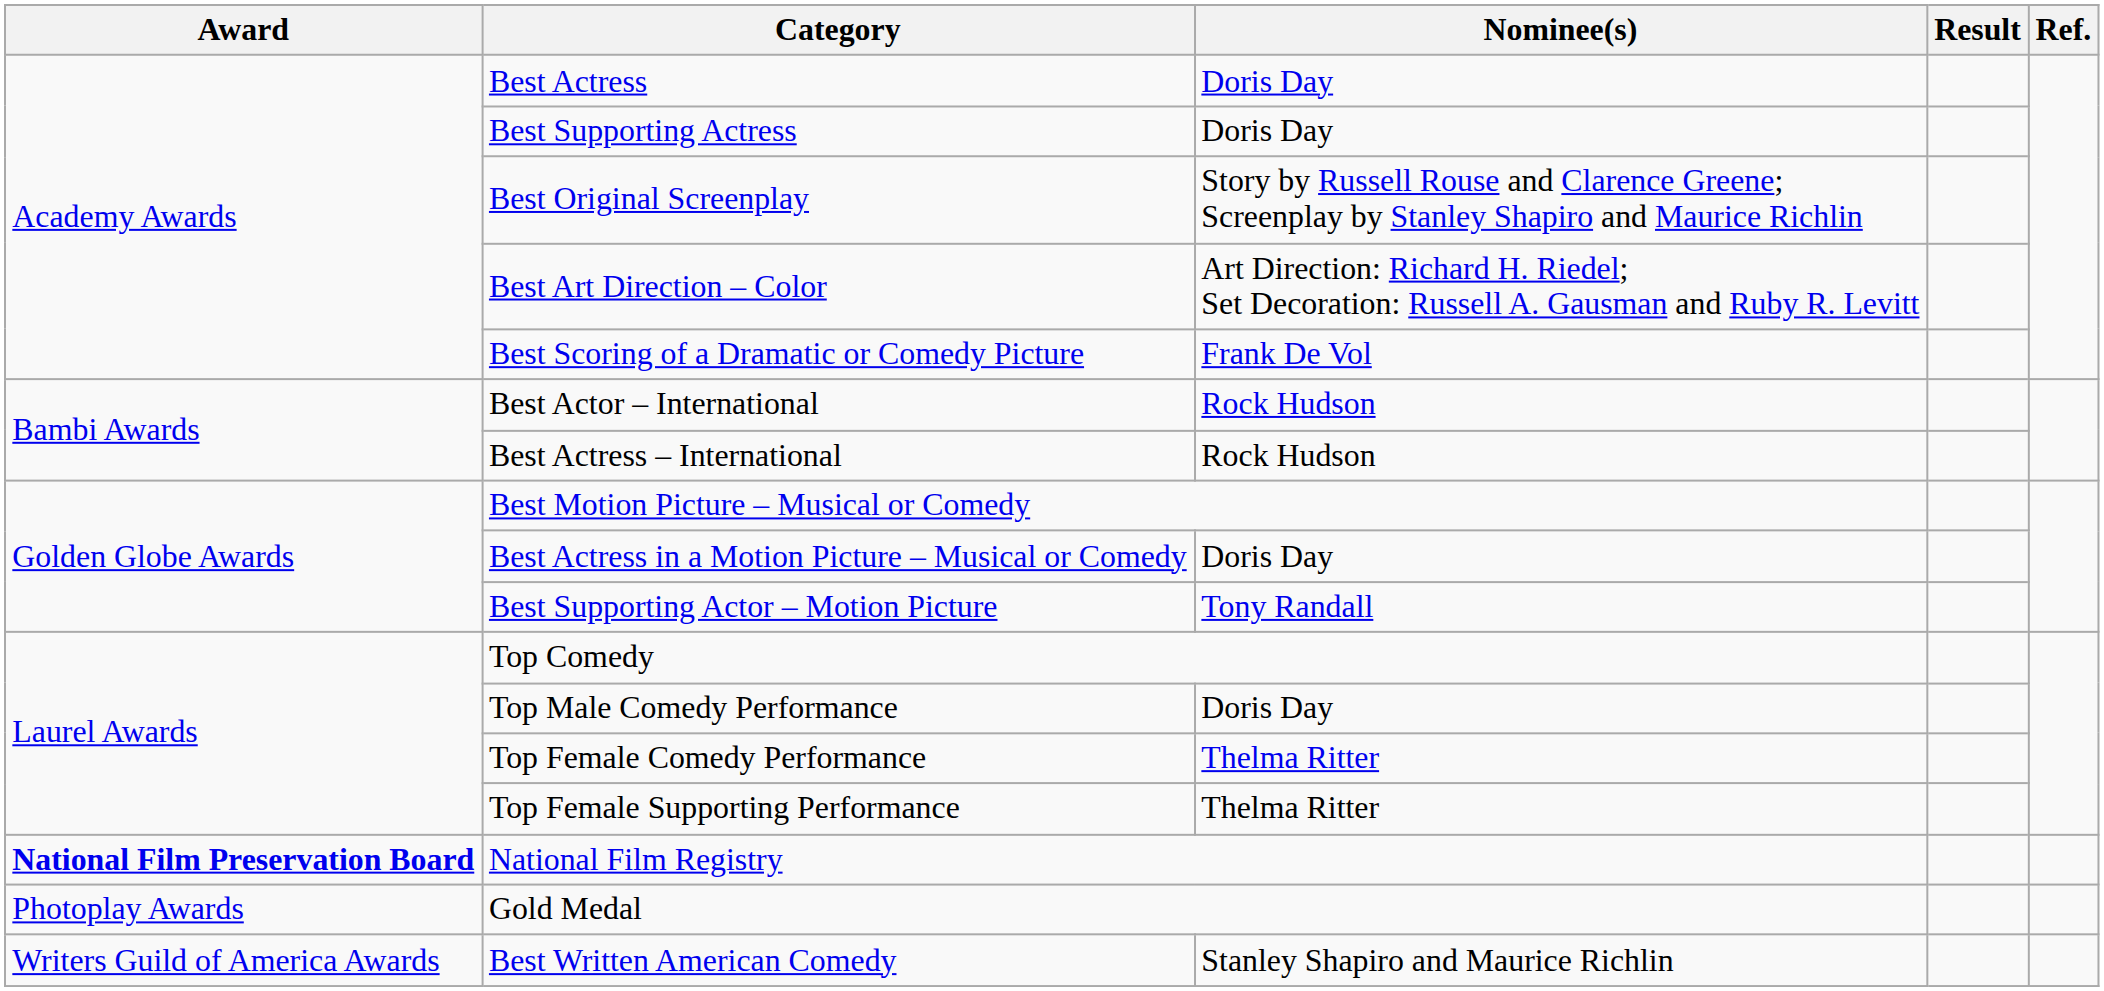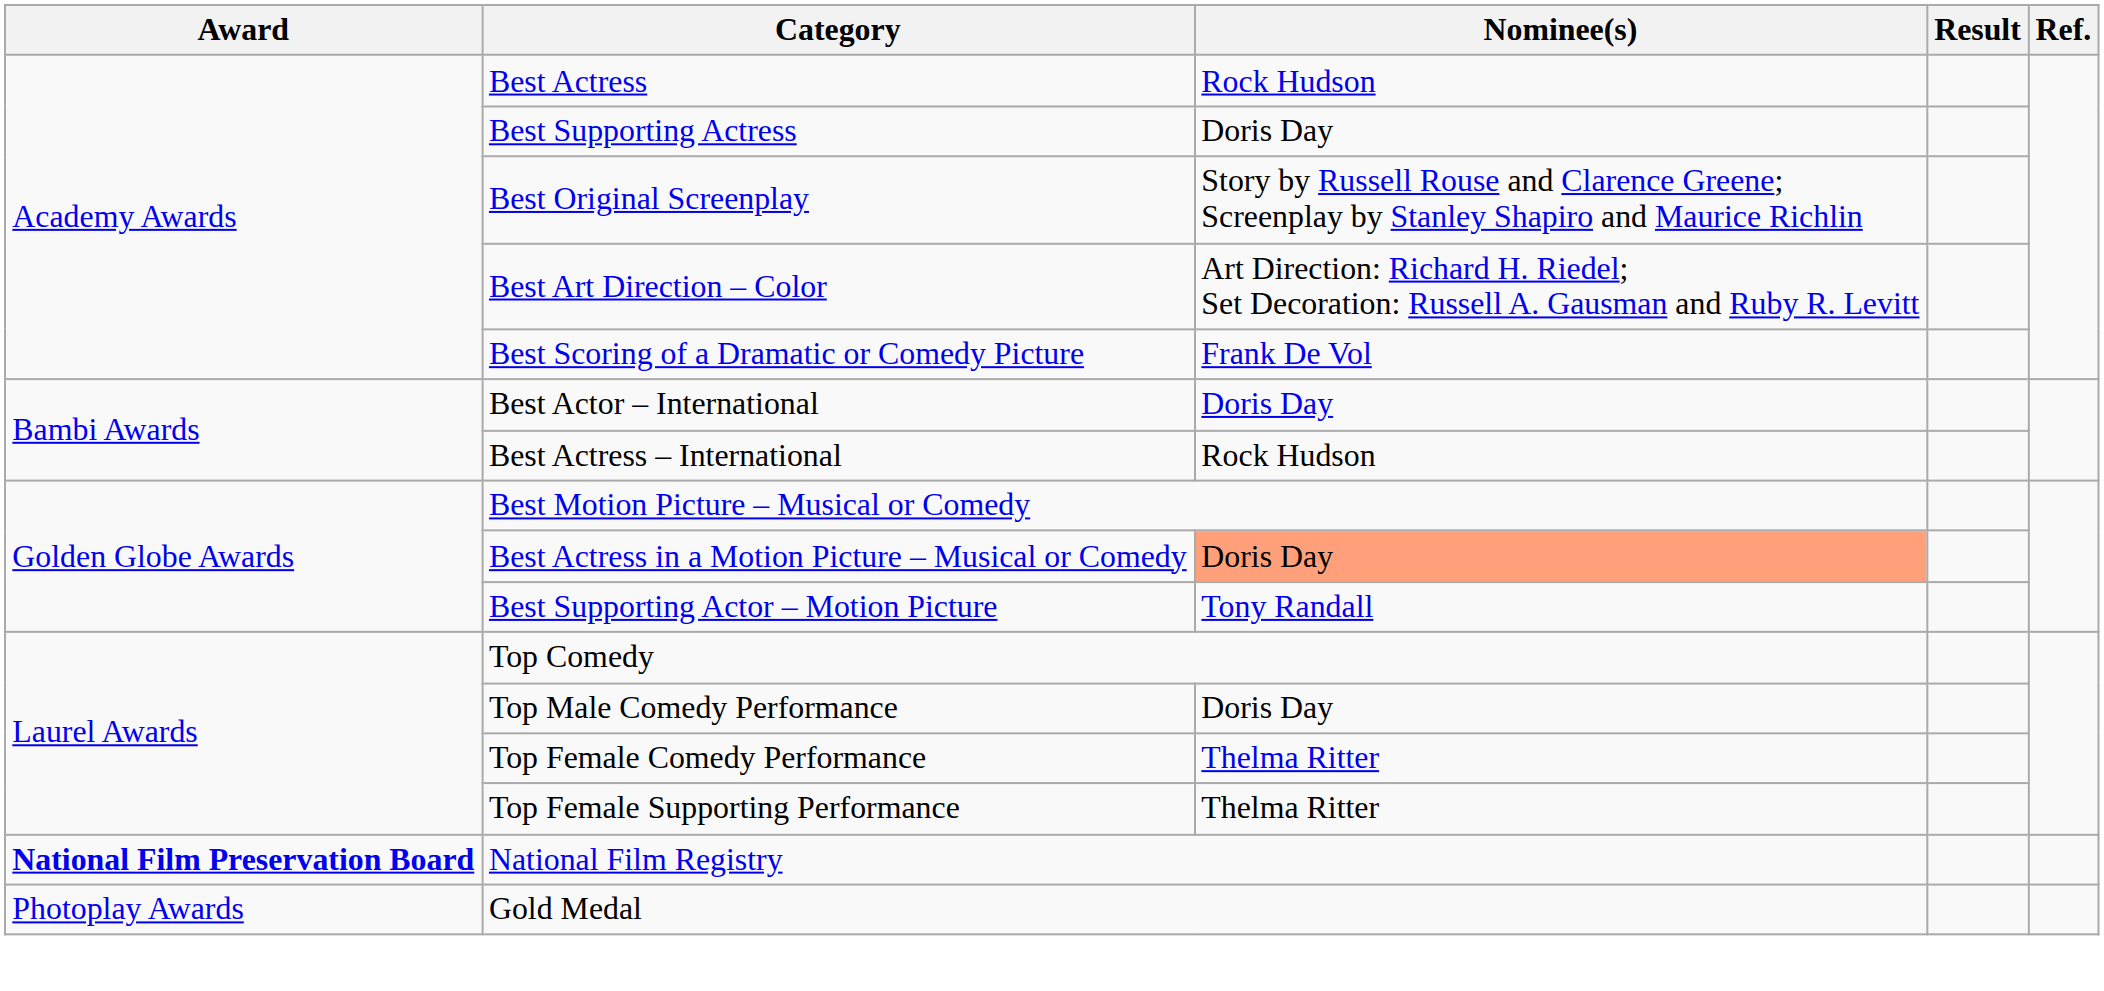(1267, 80) Doris Day -> (1288, 80) Rock Hudson
(1288, 404) Rock Hudson -> (1267, 404) Doris Day
(1267, 555) no background -> (1267, 555) lightsalmon background
- row: (693, 959)
